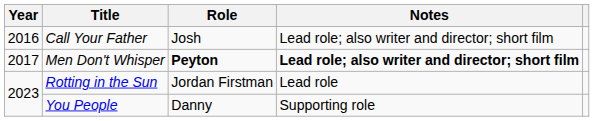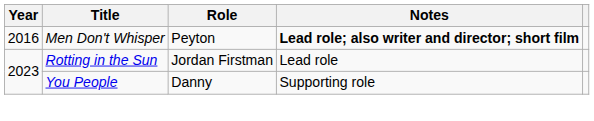- row: (96, 37)
(23, 60) 2017 -> (23, 37) 2016
(195, 60) bold -> (193, 37) normal
